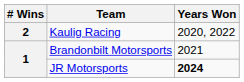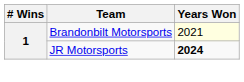- row: (85, 32)
(190, 50) no background -> (190, 32) lightyellow background
